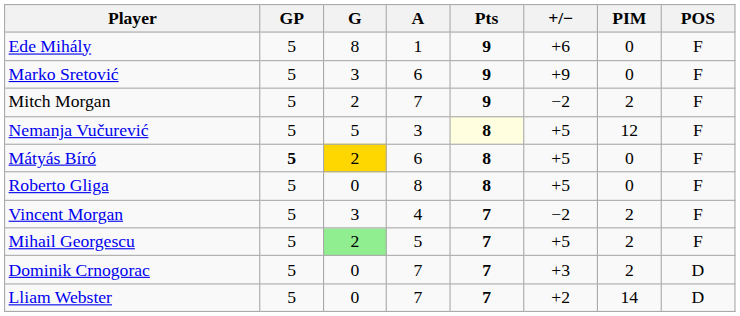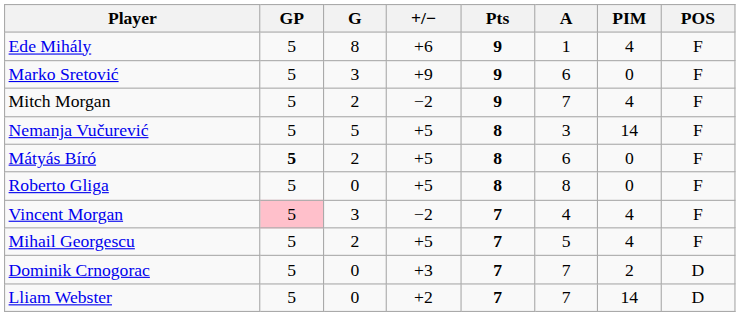columns swapped: (418, 18) <-> (561, 18)
(629, 46) 0 -> (629, 46) 4
(629, 102) 2 -> (629, 102) 4
(487, 130) lightyellow background -> (498, 130) no background
(629, 130) 12 -> (629, 130) 14
(355, 158) gold background -> (355, 158) no background
(292, 213) no background -> (292, 213) pink background
(629, 213) 2 -> (629, 213) 4
(355, 241) lightgreen background -> (355, 241) no background
(629, 241) 2 -> (629, 241) 4
